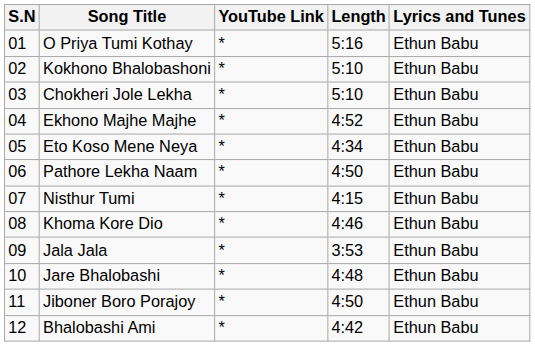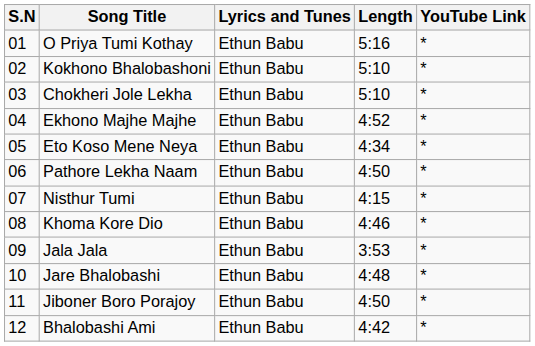columns swapped: (460, 17) <-> (271, 17)
